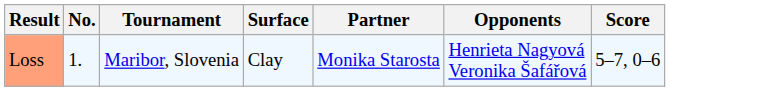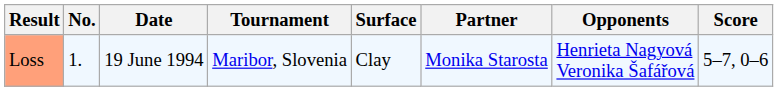+ column: (154, 19)
